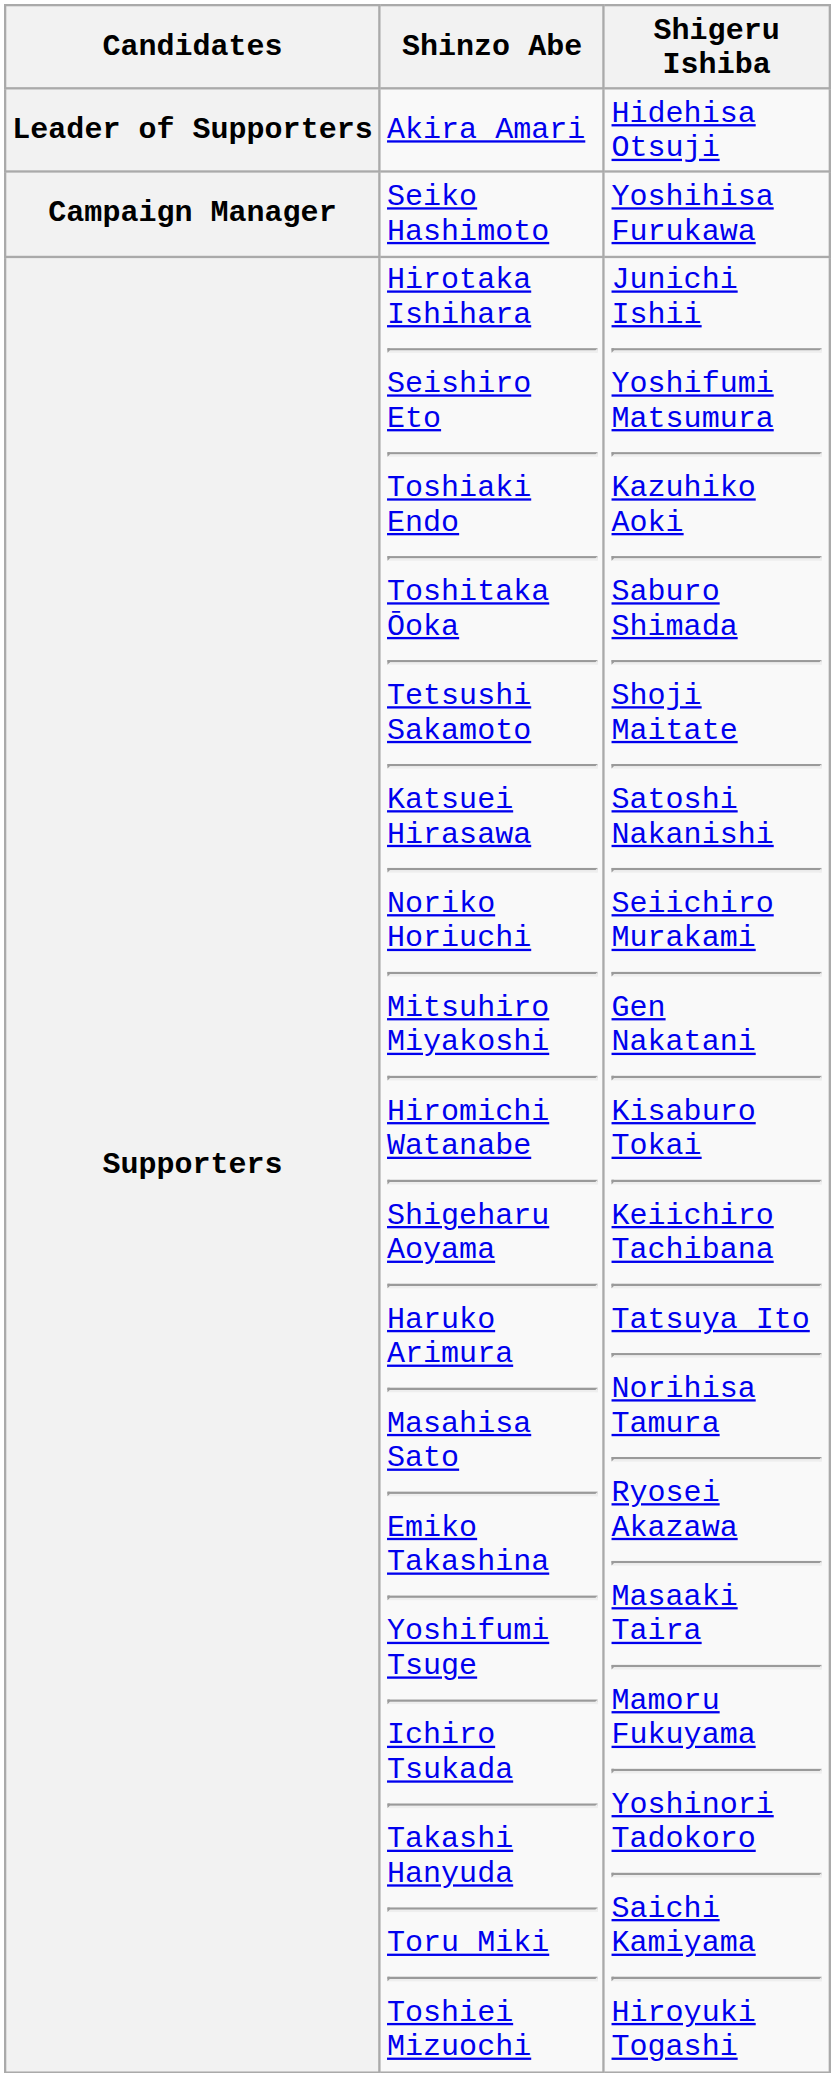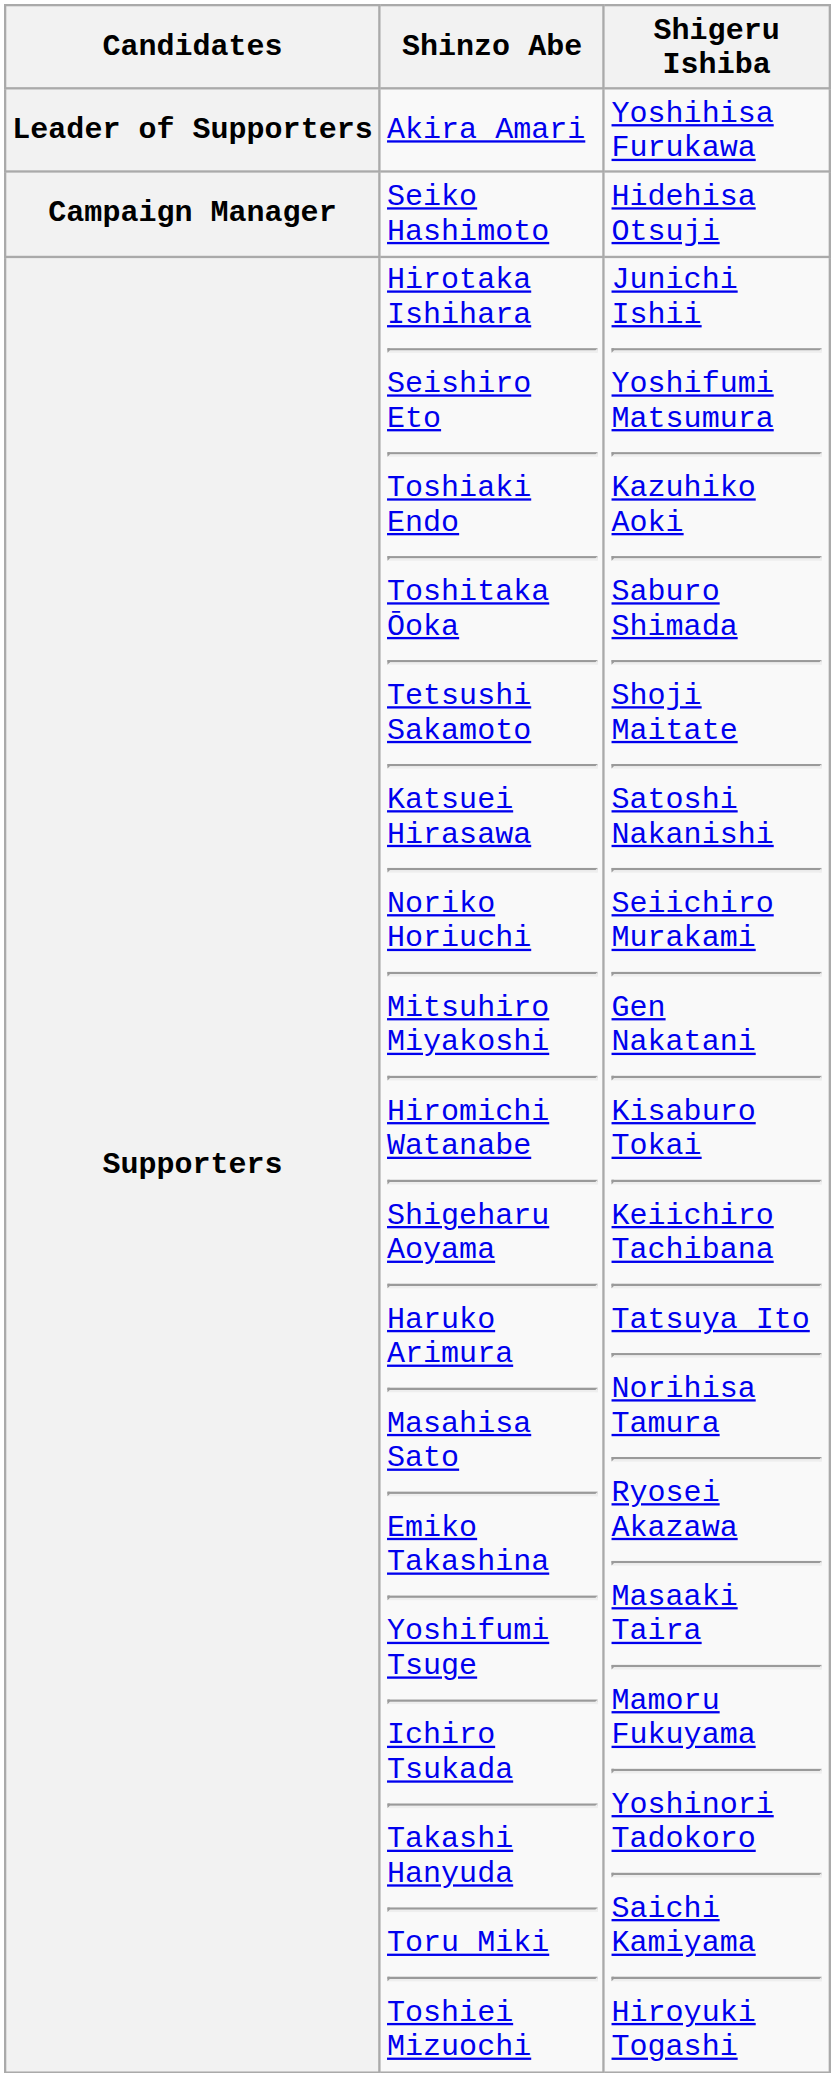(684, 131) Hidehisa Otsuji -> (693, 131) Yoshihisa Furukawa
(693, 214) Yoshihisa Furukawa -> (684, 214) Hidehisa Otsuji
